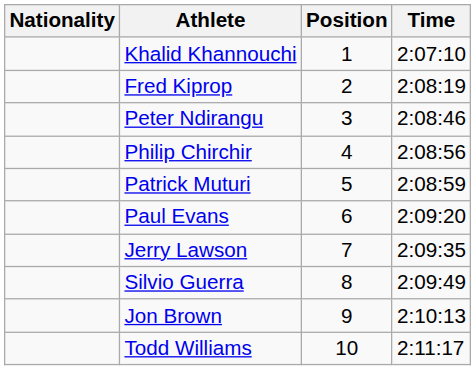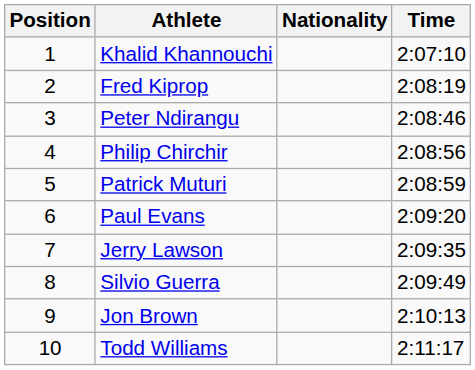columns swapped: (347, 20) <-> (62, 20)
